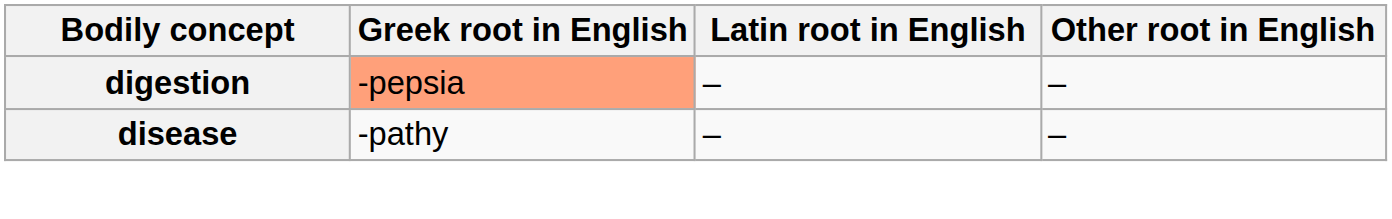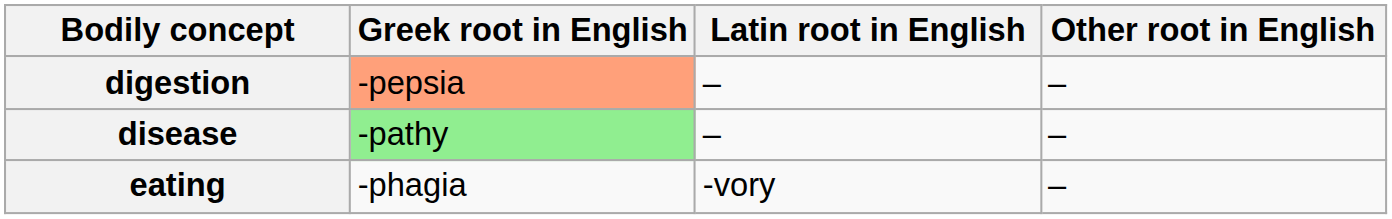(403, 133) no background -> (403, 133) lightgreen background
+ row: (178, 185)
